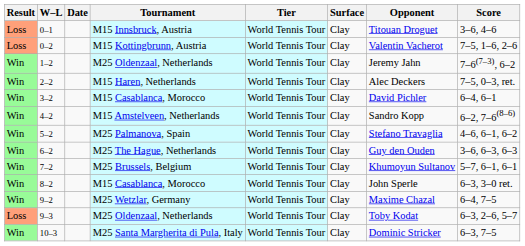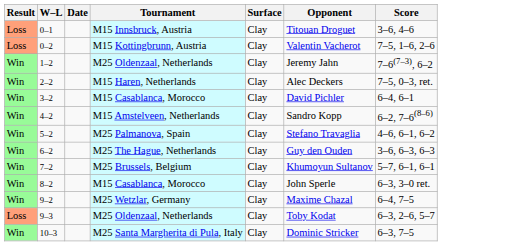- column: (286, 12)
